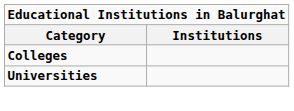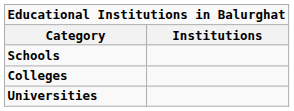+ row: (34, 55)
